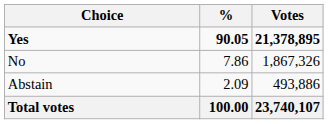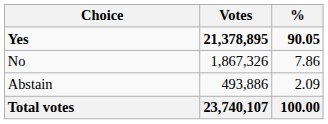columns swapped: (287, 15) <-> (226, 15)
